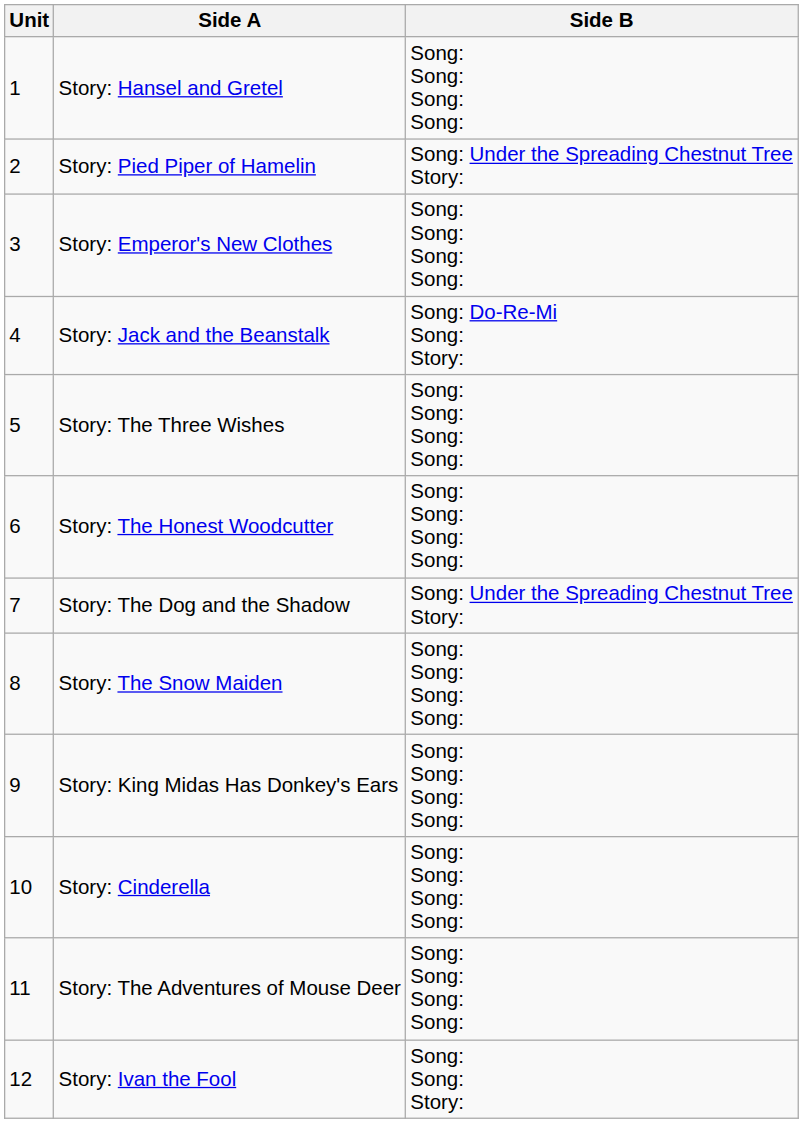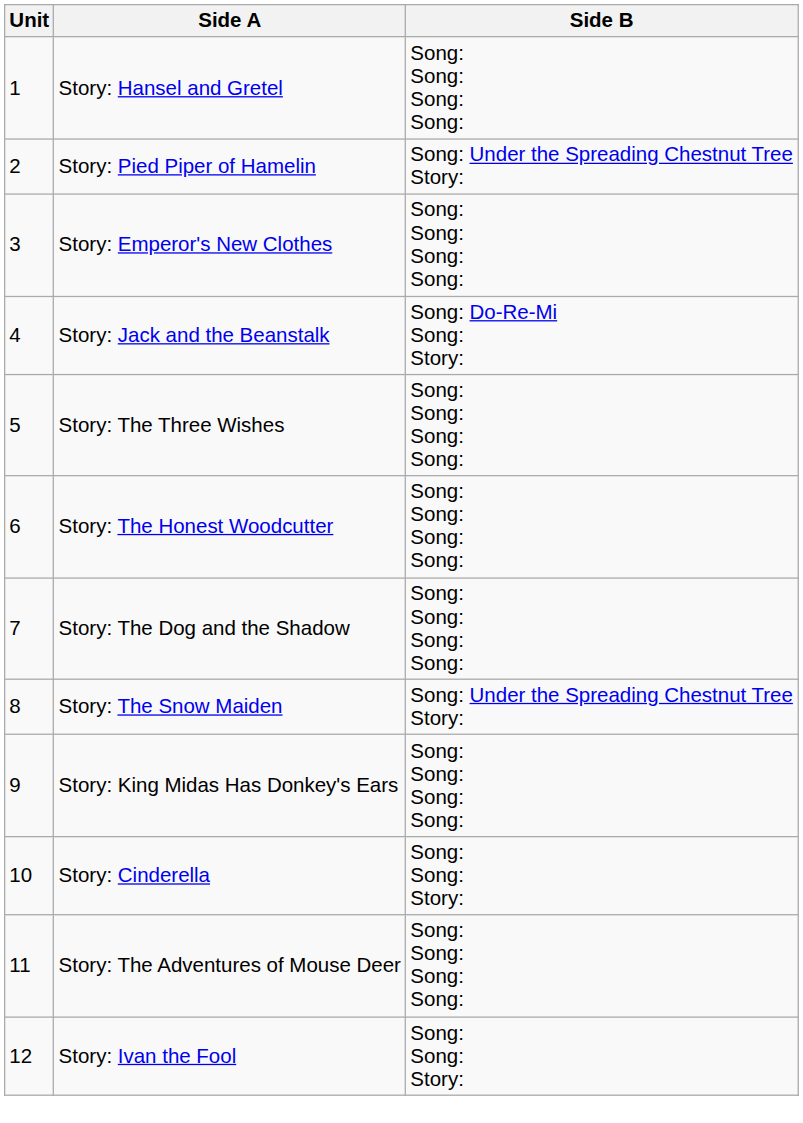(602, 605) Song: Under the Spreading Chestnut Tree Story: -> (437, 628) Song: Song: Song: Song:
(437, 683) Song: Song: Song: Song: -> (602, 706) Song: Under the Spreading Chestnut Tree Story:
(437, 886) Song: Song: Song: Song: -> (437, 875) Song: Song: Story:
